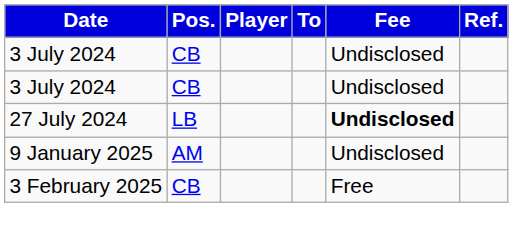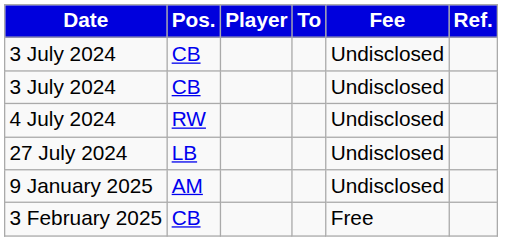+ row: (63, 119)
(393, 119) bold -> (387, 152) normal
